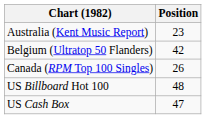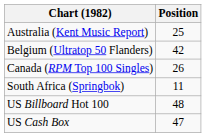(178, 31) 23 -> (178, 31) 25
+ row: (66, 86)
